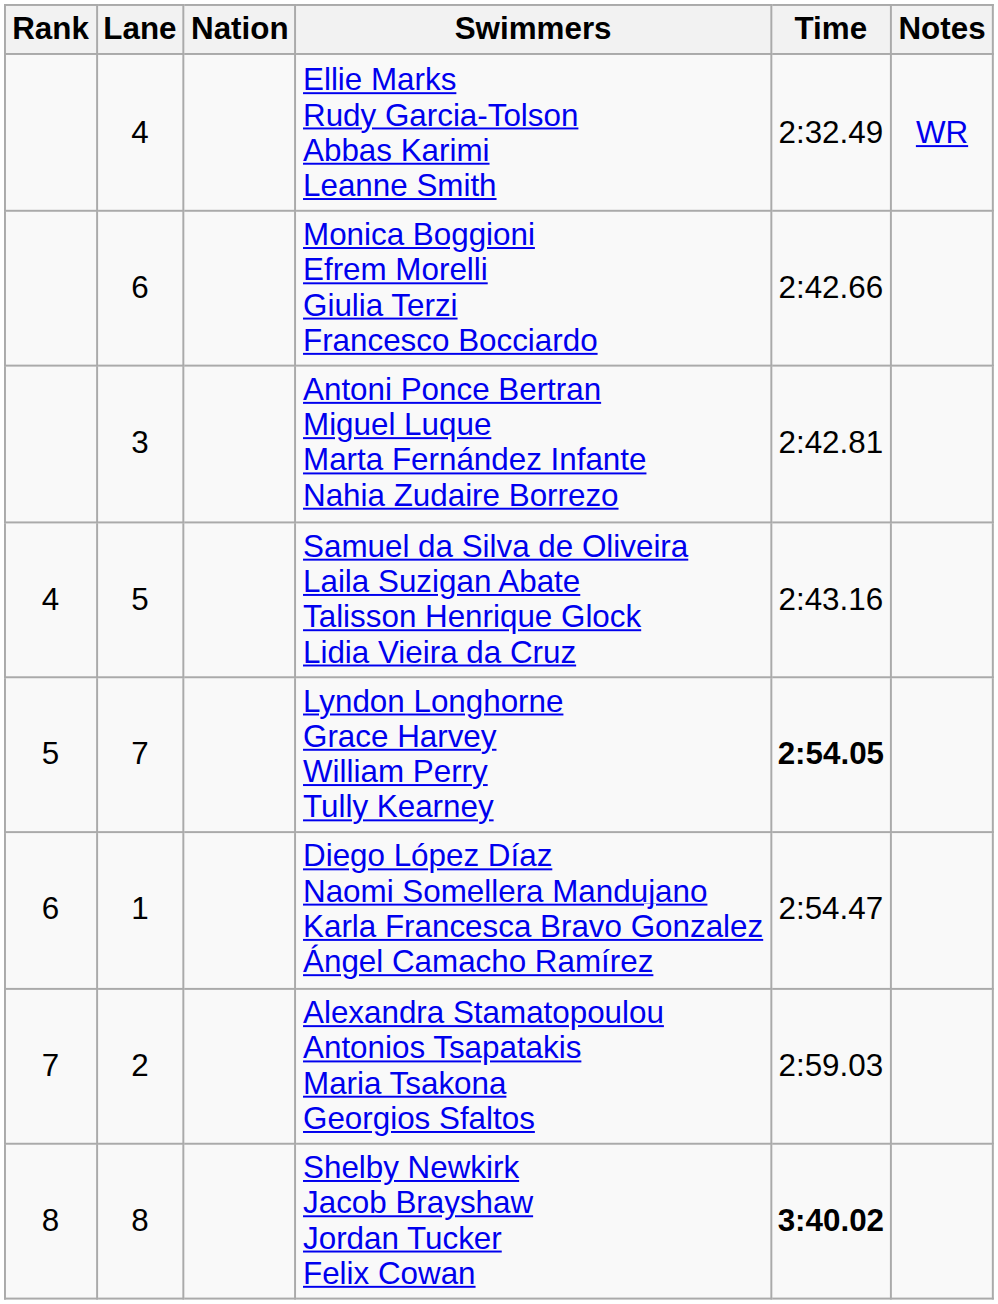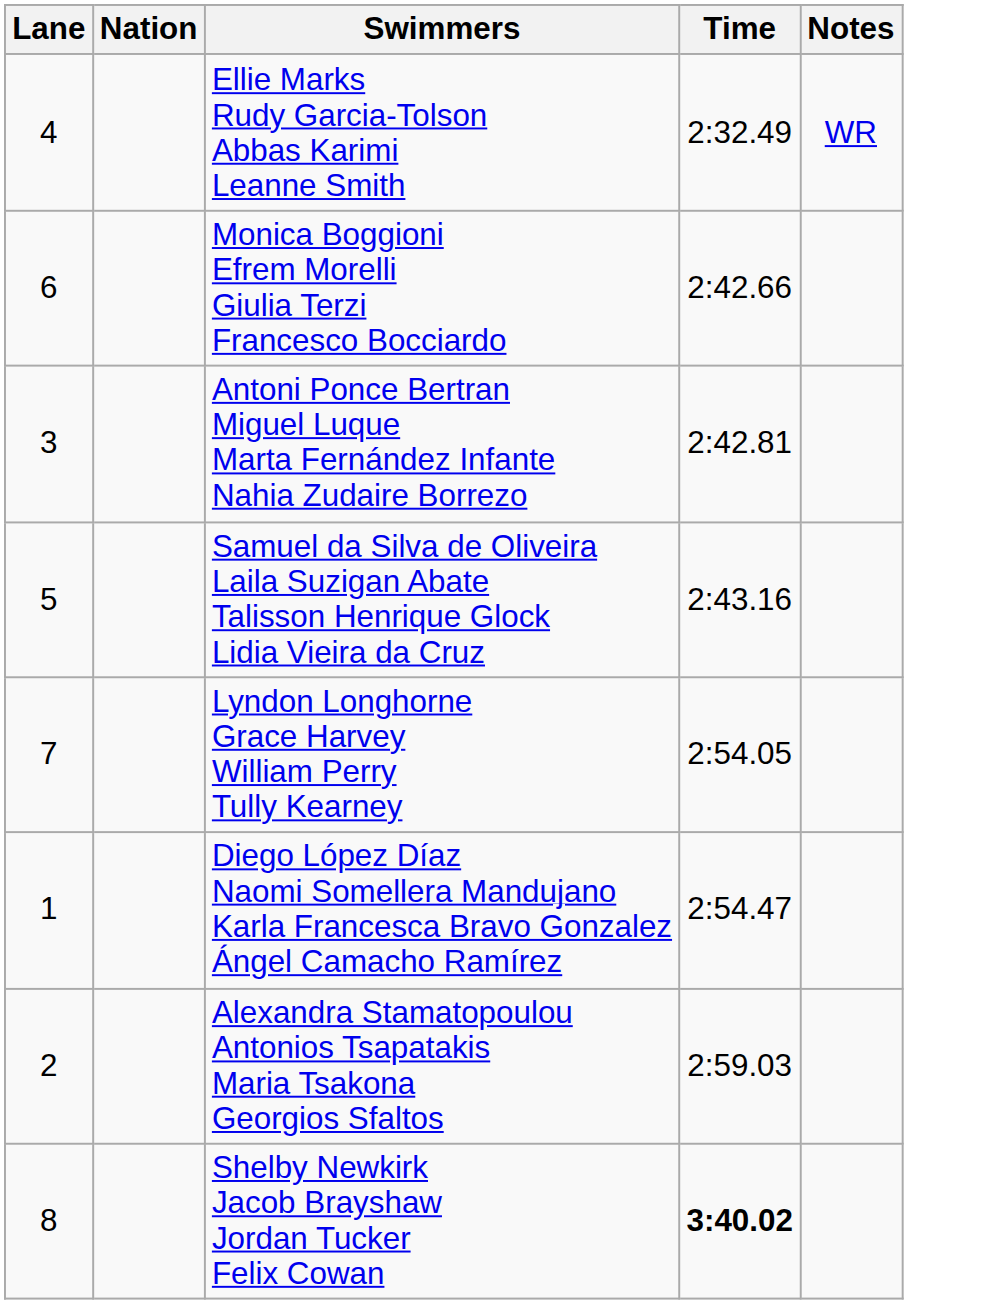- column: (51, 29)
(831, 754) bold -> (740, 754) normal
